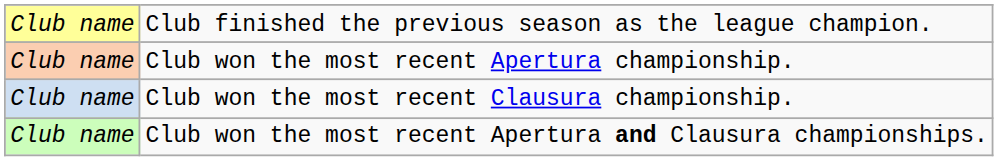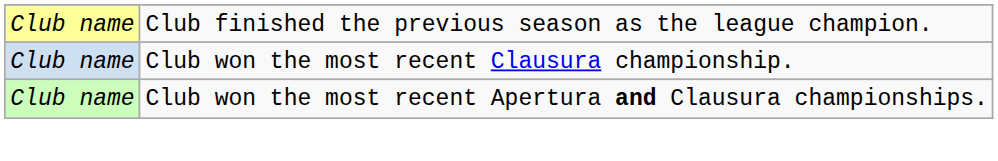- row: (470, 61)
